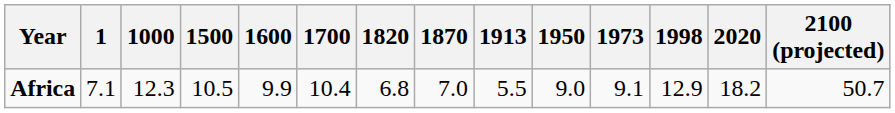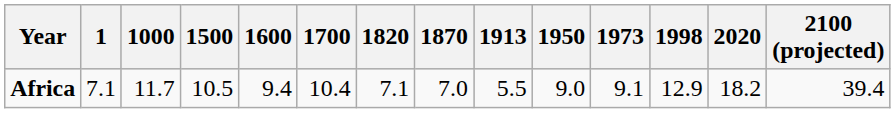(154, 88) 12.3 -> (154, 88) 11.7
(277, 88) 9.9 -> (277, 88) 9.4
(394, 88) 6.8 -> (394, 88) 7.1
(863, 88) 50.7 -> (863, 88) 39.4
